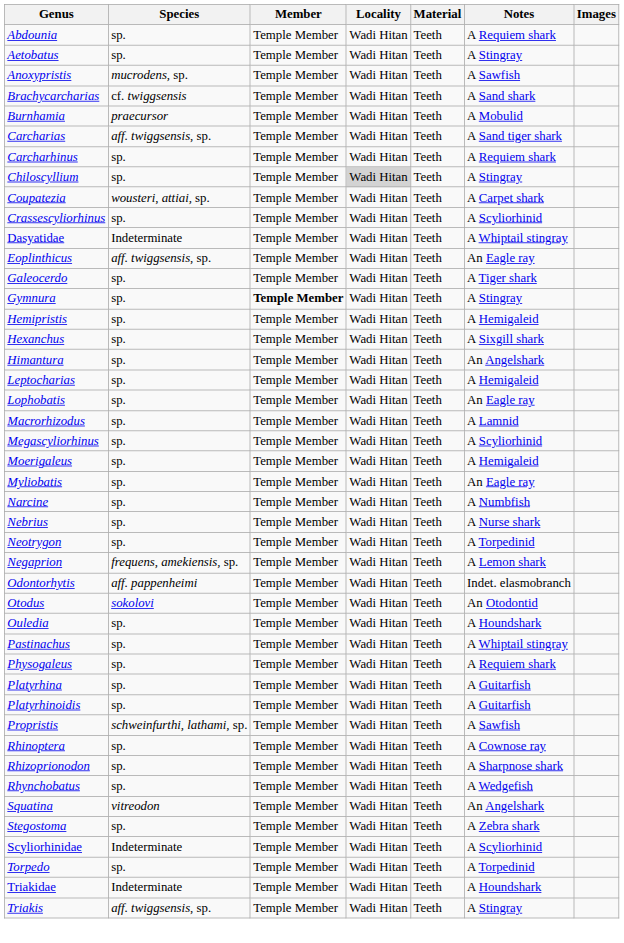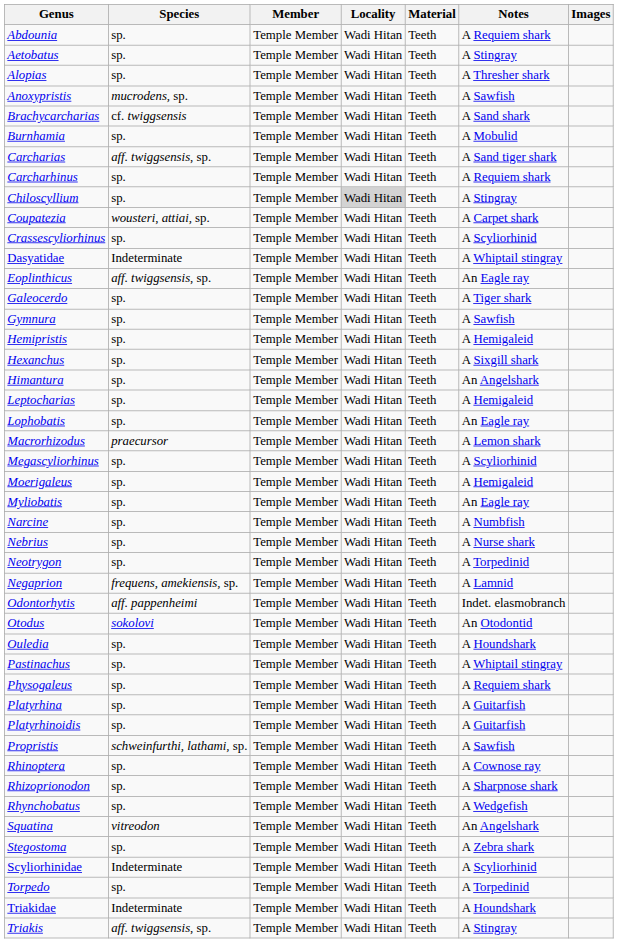+ row: (27, 75)
(140, 116) praecursor -> (118, 136) sp.
(298, 298) bold -> (296, 319) normal
(495, 298) A Stingray -> (488, 319) A Sawfish
(118, 420) sp. -> (140, 440) praecursor
(493, 420) A Lamnid -> (501, 440) A Lemon shark
(507, 562) A Lemon shark -> (487, 583) A Lamnid
